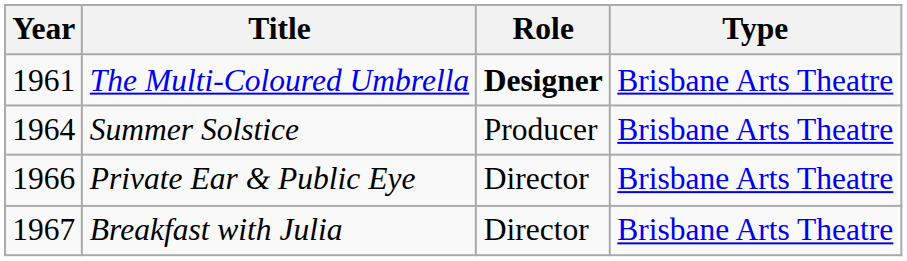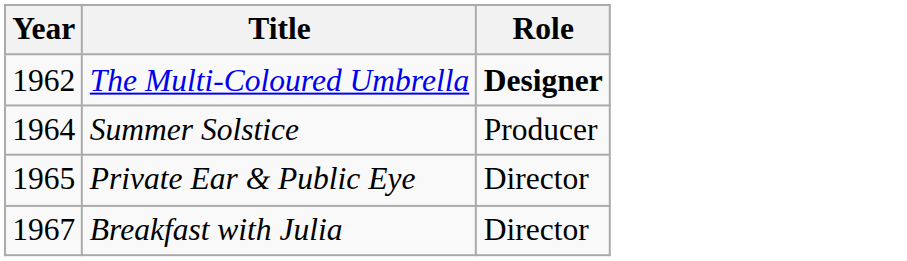- column: (755, 29)
(44, 79) 1961 -> (44, 79) 1962
(44, 179) 1966 -> (44, 179) 1965
